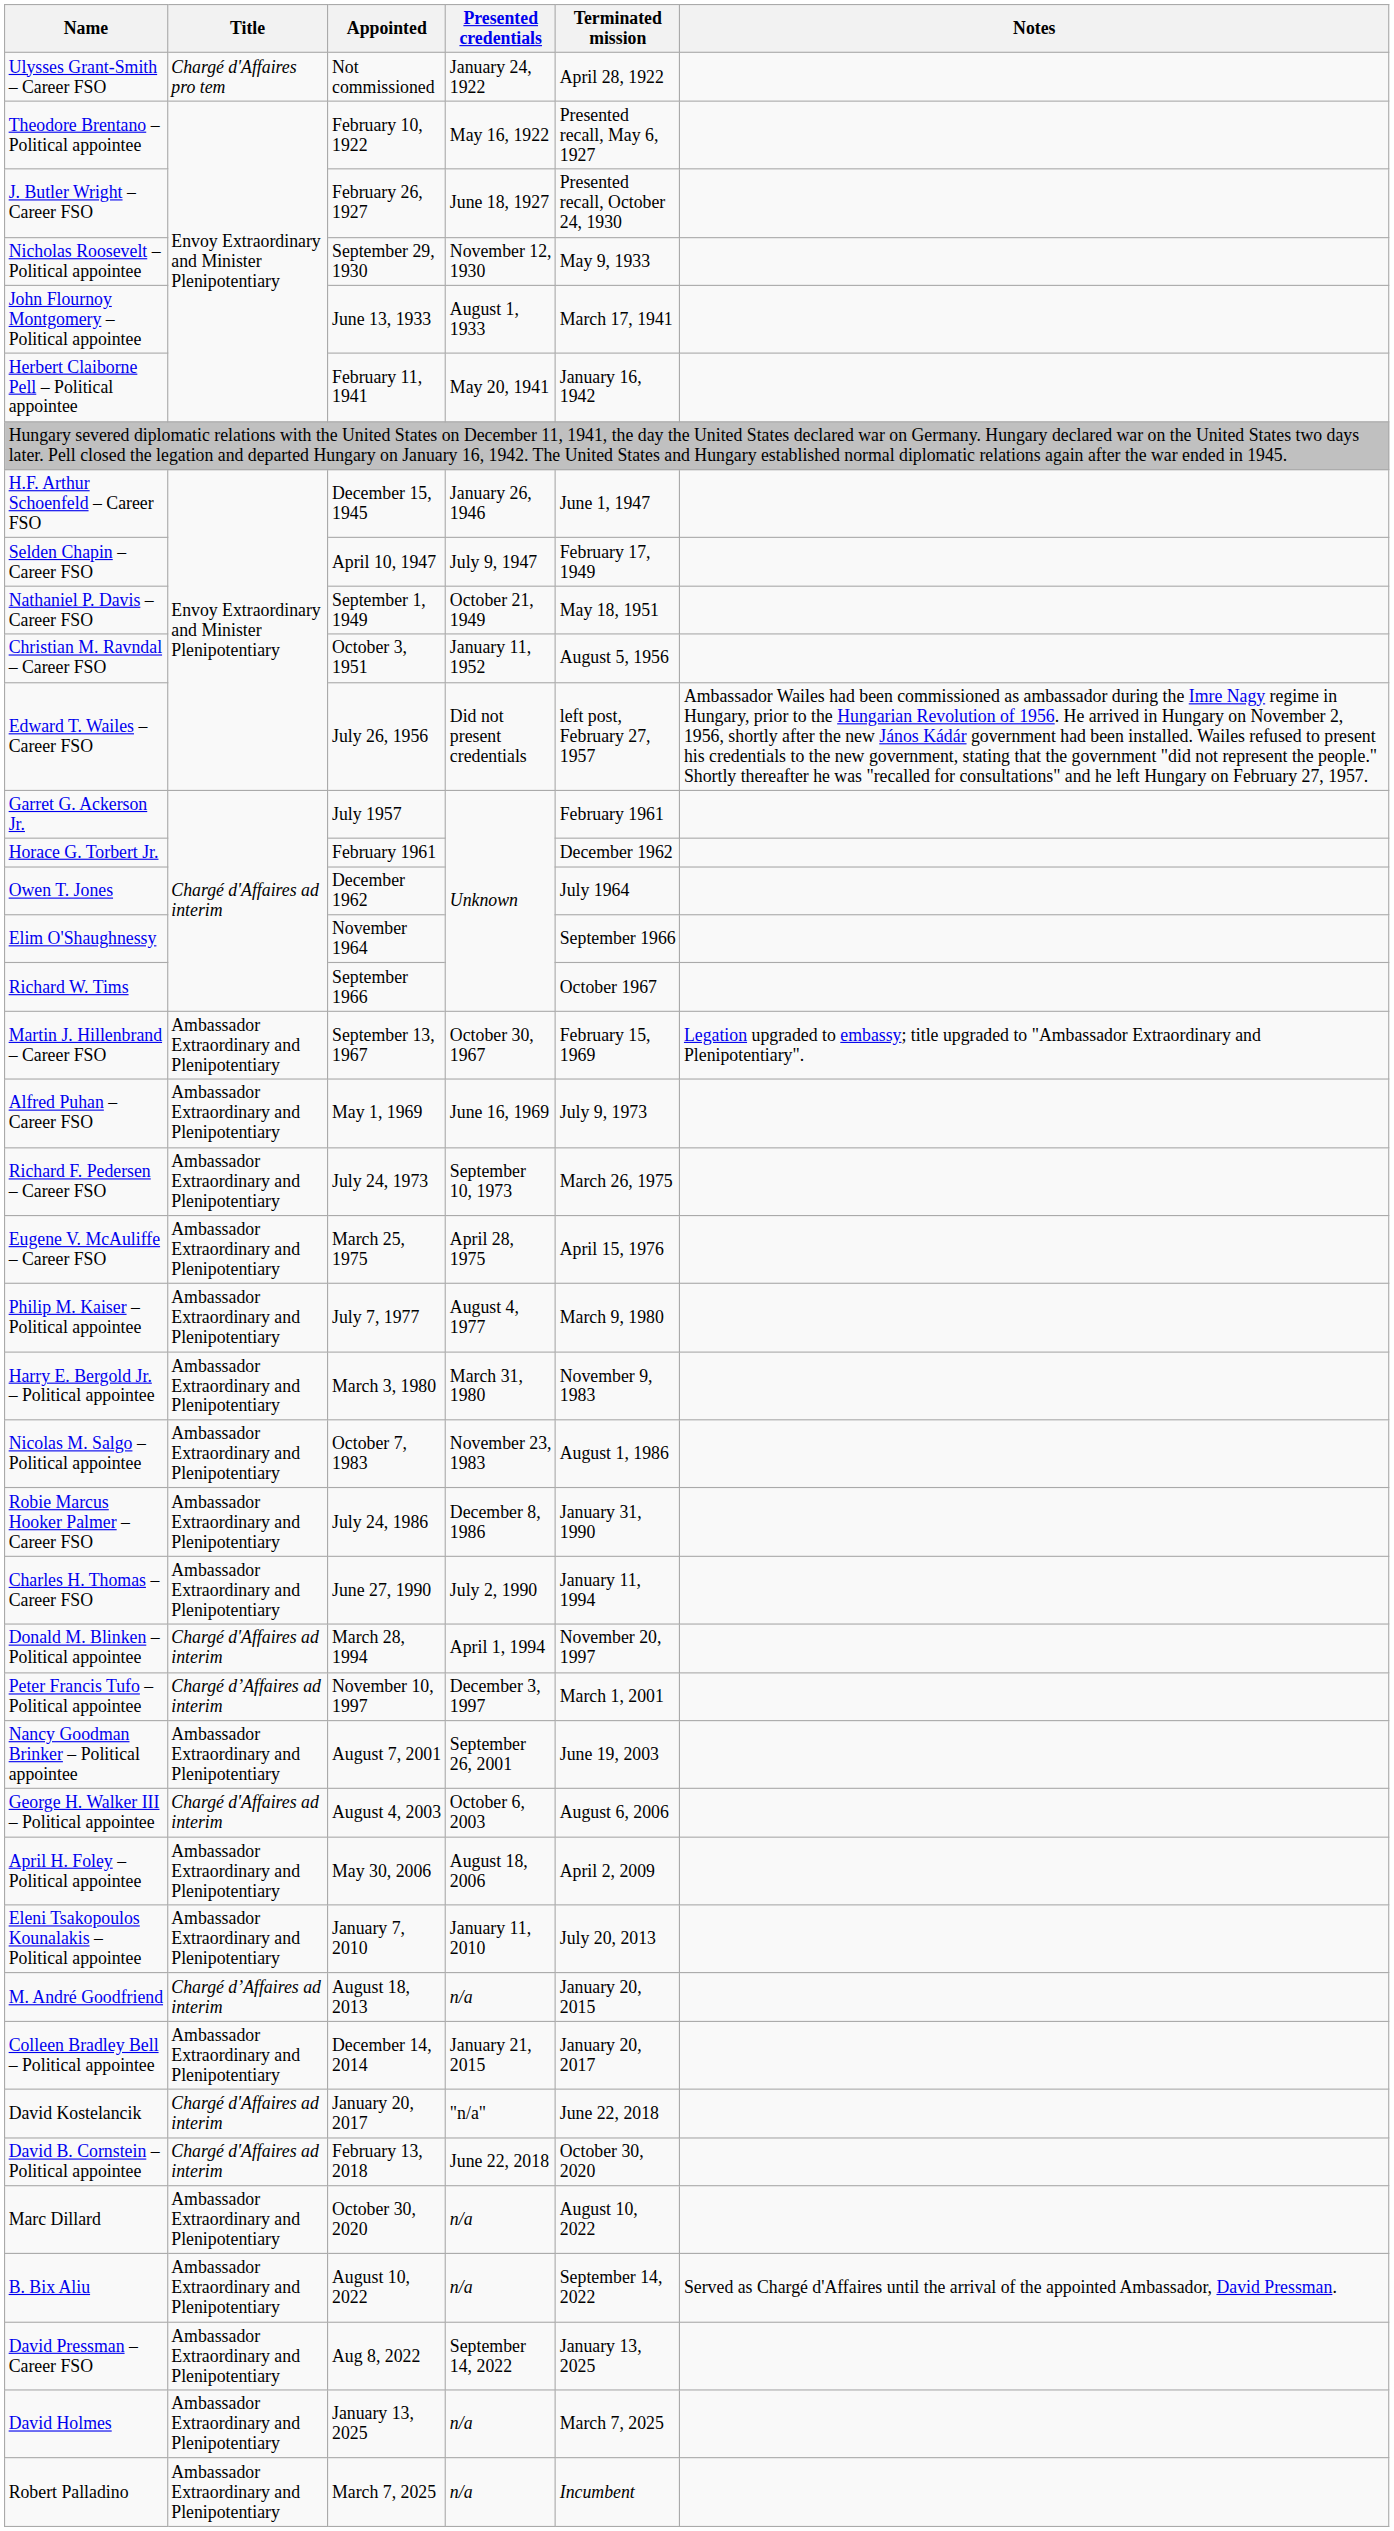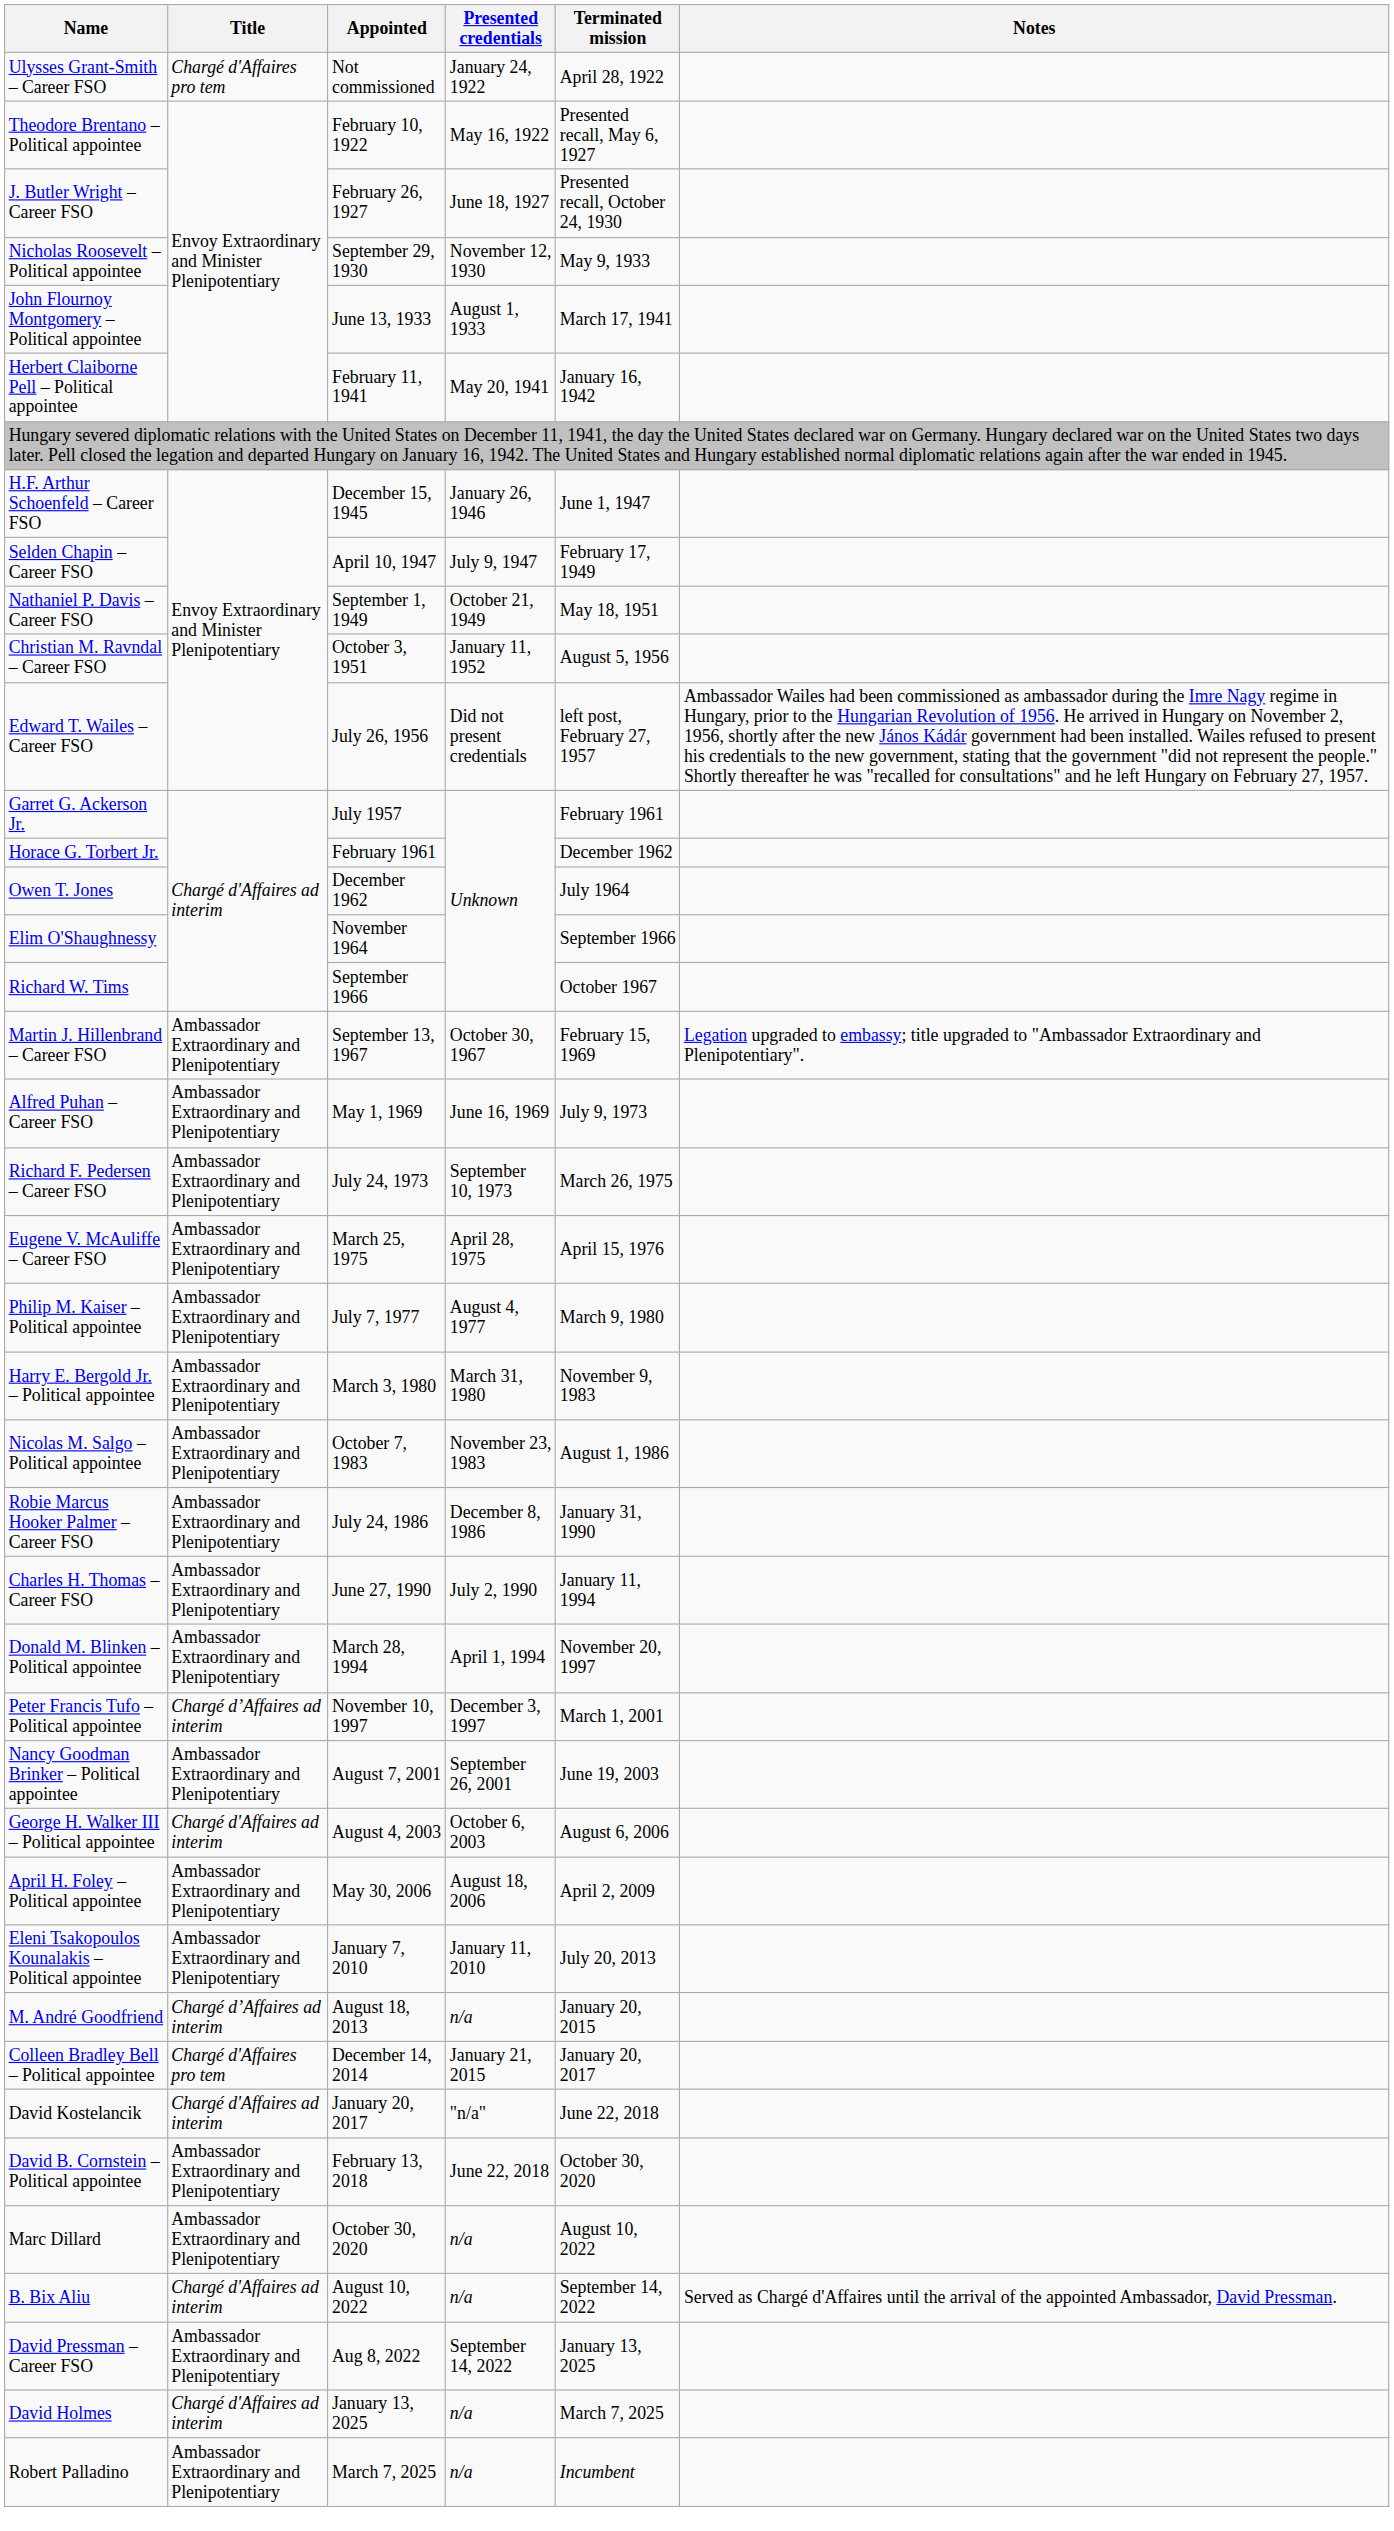(245, 1648) Chargé d'Affaires ad interim -> (236, 1658) Ambassador Extraordinary and Plenipotentiary
(236, 2055) Ambassador Extraordinary and Plenipotentiary -> (234, 2065) Chargé d'Affaires pro tem
(245, 2161) Chargé d'Affaires ad interim -> (236, 2171) Ambassador Extraordinary and Plenipotentiary
(236, 2287) Ambassador Extraordinary and Plenipotentiary -> (245, 2297) Chargé d'Affaires ad interim
(236, 2423) Ambassador Extraordinary and Plenipotentiary -> (245, 2413) Chargé d'Affaires ad interim
